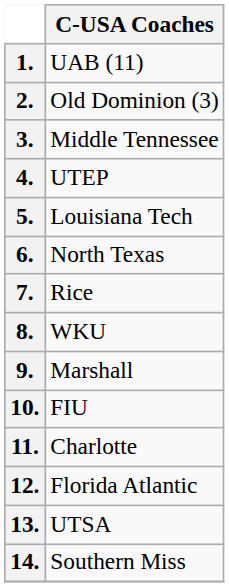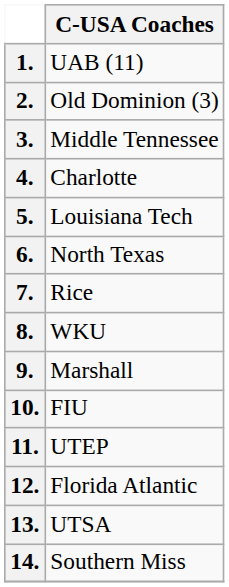(80, 178) UTEP -> (94, 178) Charlotte
(94, 447) Charlotte -> (80, 447) UTEP
